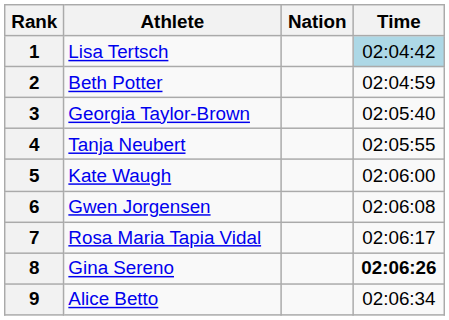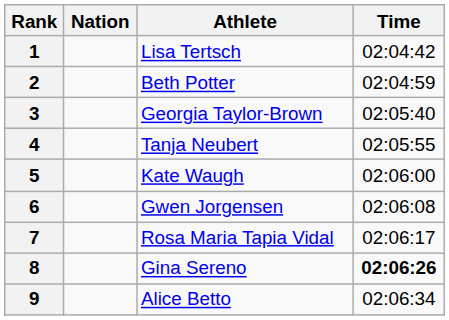columns swapped: (172, 20) <-> (317, 20)
(399, 51) lightblue background -> (399, 51) no background
